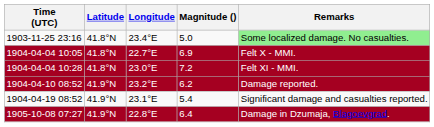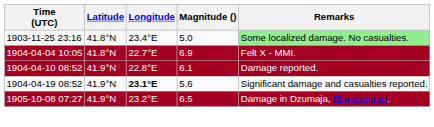- row: (44, 68)
(143, 83) 23.2°E -> (143, 68) 22.8°E
(186, 83) 6.2 -> (186, 68) 6.1
(143, 99) normal -> (143, 83) bold
(186, 99) 5.4 -> (186, 83) 5.6
(143, 114) 22.8°E -> (143, 99) 23.2°E
(186, 114) 6.4 -> (186, 99) 6.5
